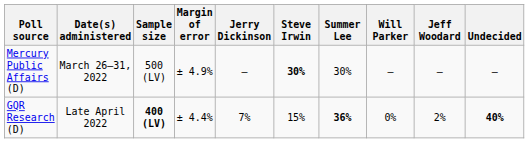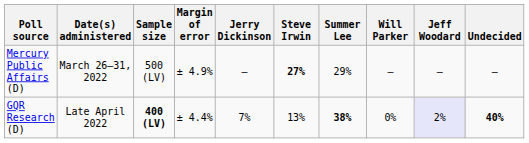(296, 71) 30% -> (296, 71) 27%
(342, 71) 30% -> (342, 71) 29%
(296, 117) 15% -> (296, 117) 13%
(342, 117) 36% -> (342, 117) 38%
(440, 117) no background -> (440, 117) lavender background
